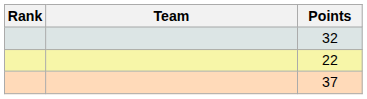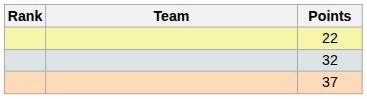rows swapped: (330, 61) <-> (330, 38)
